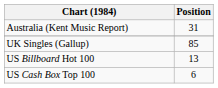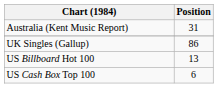(194, 43) 85 -> (194, 43) 86
